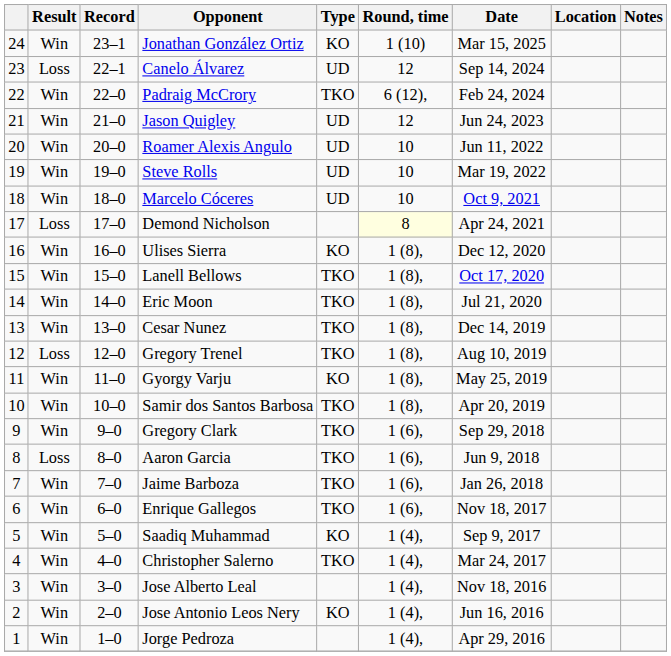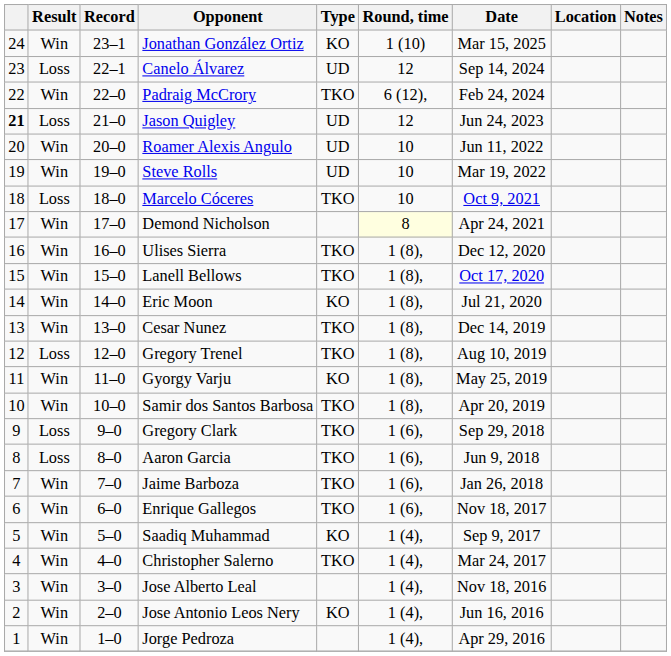(16, 120) normal -> (16, 120) bold
(54, 120) Win -> (54, 120) Loss
(54, 198) Win -> (54, 198) Loss
(338, 198) UD -> (338, 198) TKO
(54, 224) Loss -> (54, 224) Win
(338, 250) KO -> (338, 250) TKO
(338, 302) TKO -> (338, 302) KO
(54, 431) Win -> (54, 431) Loss
